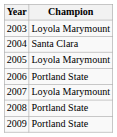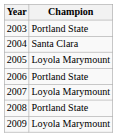(71, 28) Loyola Marymount -> (60, 28) Portland State
(60, 124) Portland State -> (71, 124) Loyola Marymount
